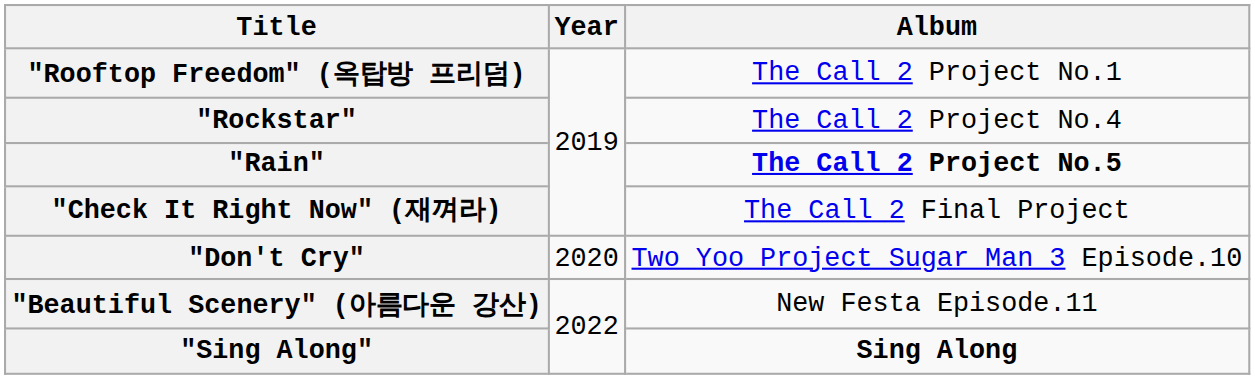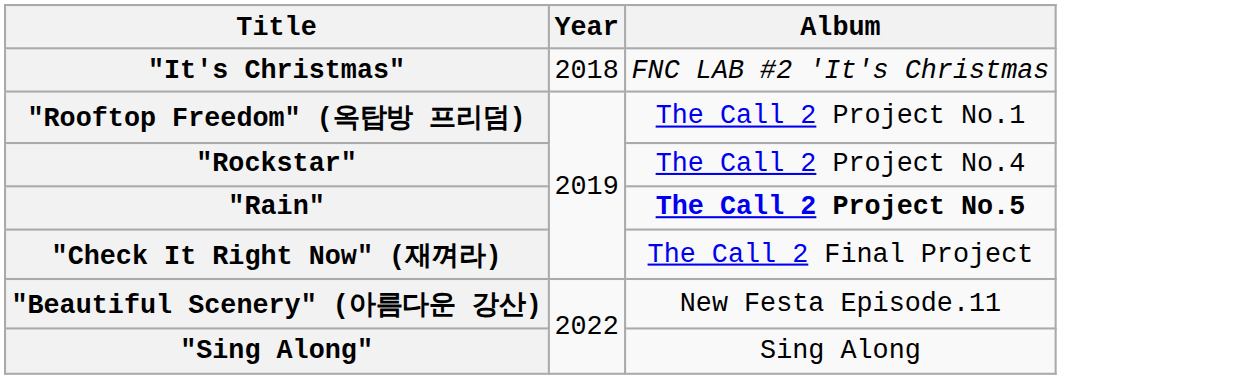+ row: (277, 70)
- row: (277, 257)
(937, 351) bold -> (840, 351) normal
